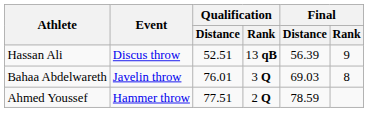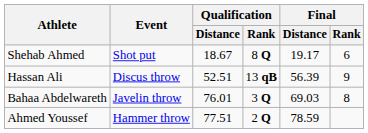+ row: (46, 56)
